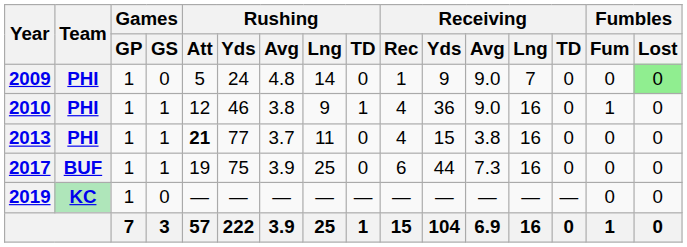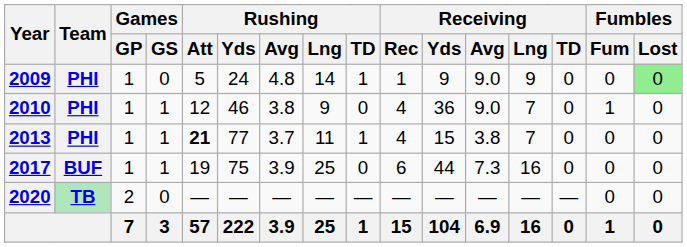(363, 78) 0 -> (363, 78) 1
(530, 78) 7 -> (530, 78) 9
(363, 108) 1 -> (363, 108) 0
(531, 108) 16 -> (530, 108) 7
(363, 138) 0 -> (363, 138) 1
(531, 138) 16 -> (530, 138) 7
- row: (30, 197)
+ row: (30, 197)
